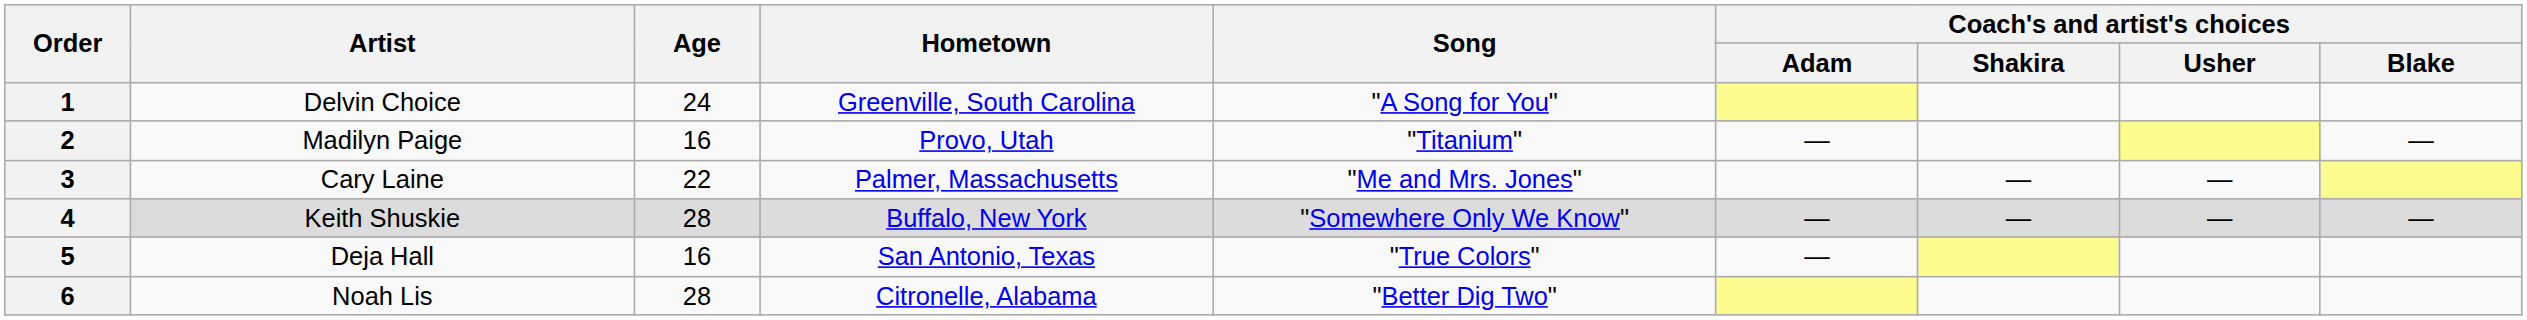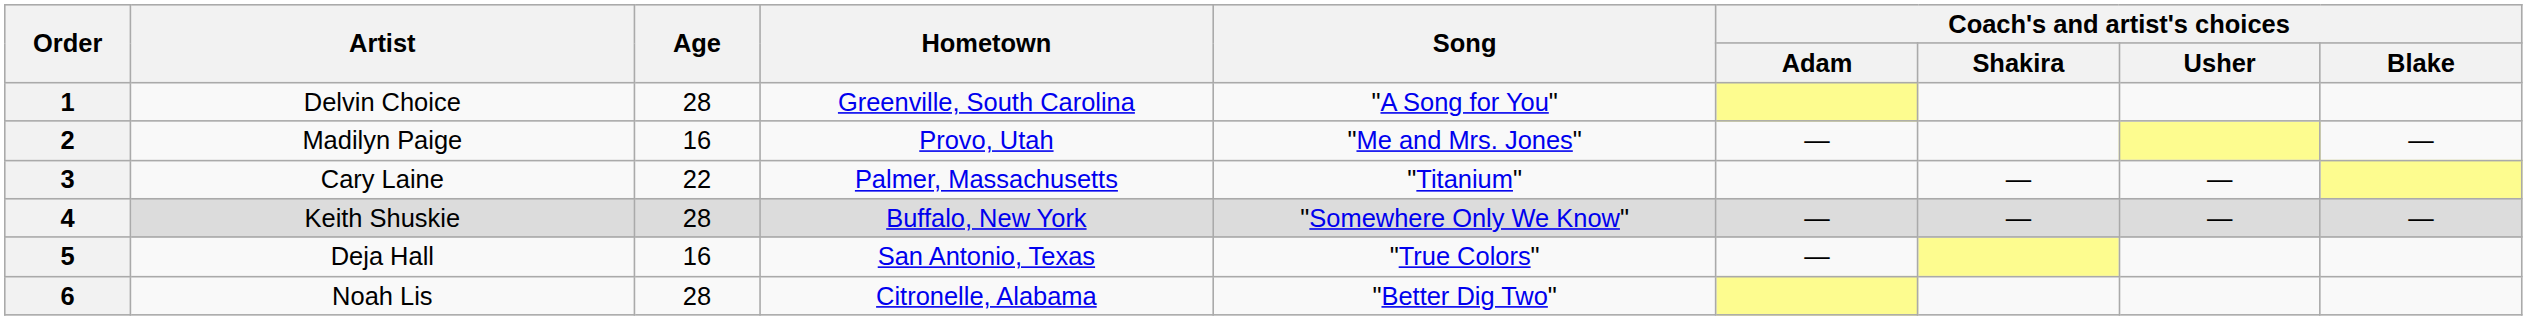(697, 102) 24 -> (697, 102) 28
(1465, 140) "Titanium" -> (1465, 140) "Me and Mrs. Jones"
(1465, 179) "Me and Mrs. Jones" -> (1465, 179) "Titanium"
